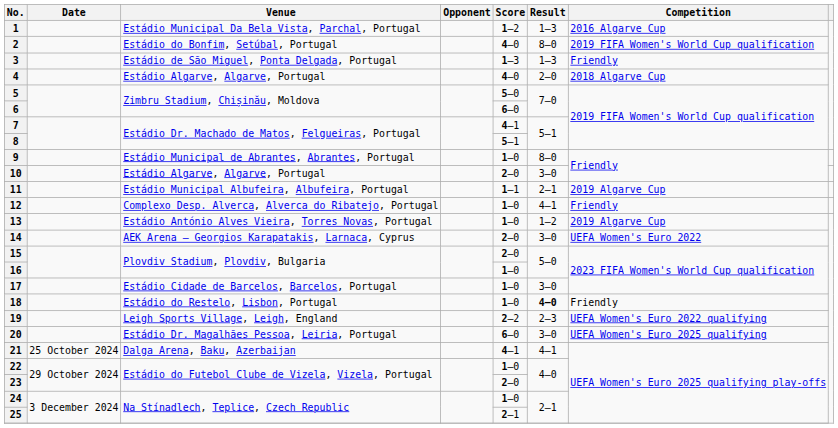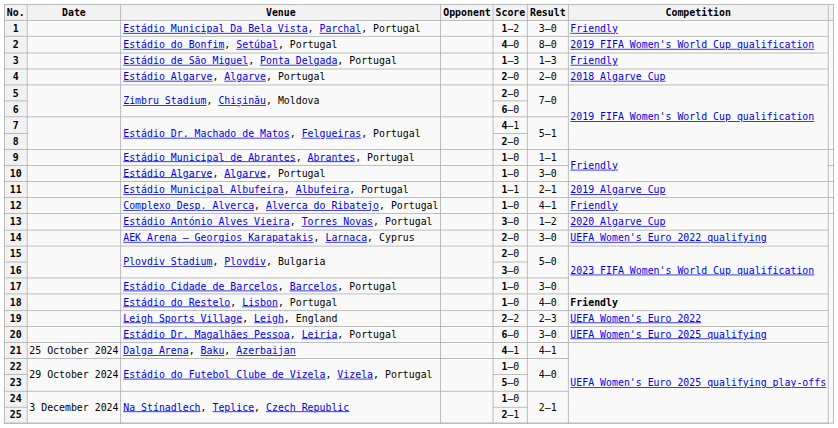(548, 29) 1–3 -> (548, 29) 3–0
(618, 29) 2016 Algarve Cup -> (594, 29) Friendly
(510, 77) 4–0 -> (510, 77) 2–0
(510, 93) 5–0 -> (510, 93) 2–0
(510, 141) 5–1 -> (510, 141) 2–0
(548, 157) 8–0 -> (548, 157) 1–1
(510, 173) 2–0 -> (510, 173) 1–0
(510, 222) 1–0 -> (510, 222) 3–0
(618, 222) 2019 Algarve Cup -> (618, 222) 2020 Algarve Cup
(636, 238) UEFA Women's Euro 2022 -> (668, 238) UEFA Women's Euro 2022 qualifying
(510, 270) 1–0 -> (510, 270) 3–0
(548, 302) bold -> (548, 302) normal
(594, 302) normal -> (594, 302) bold
(668, 318) UEFA Women's Euro 2022 qualifying -> (636, 318) UEFA Women's Euro 2022
(510, 383) 2–0 -> (510, 383) 5–0
